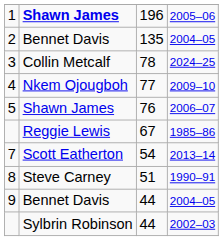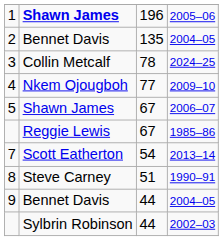(148, 108) 76 -> (148, 108) 67
